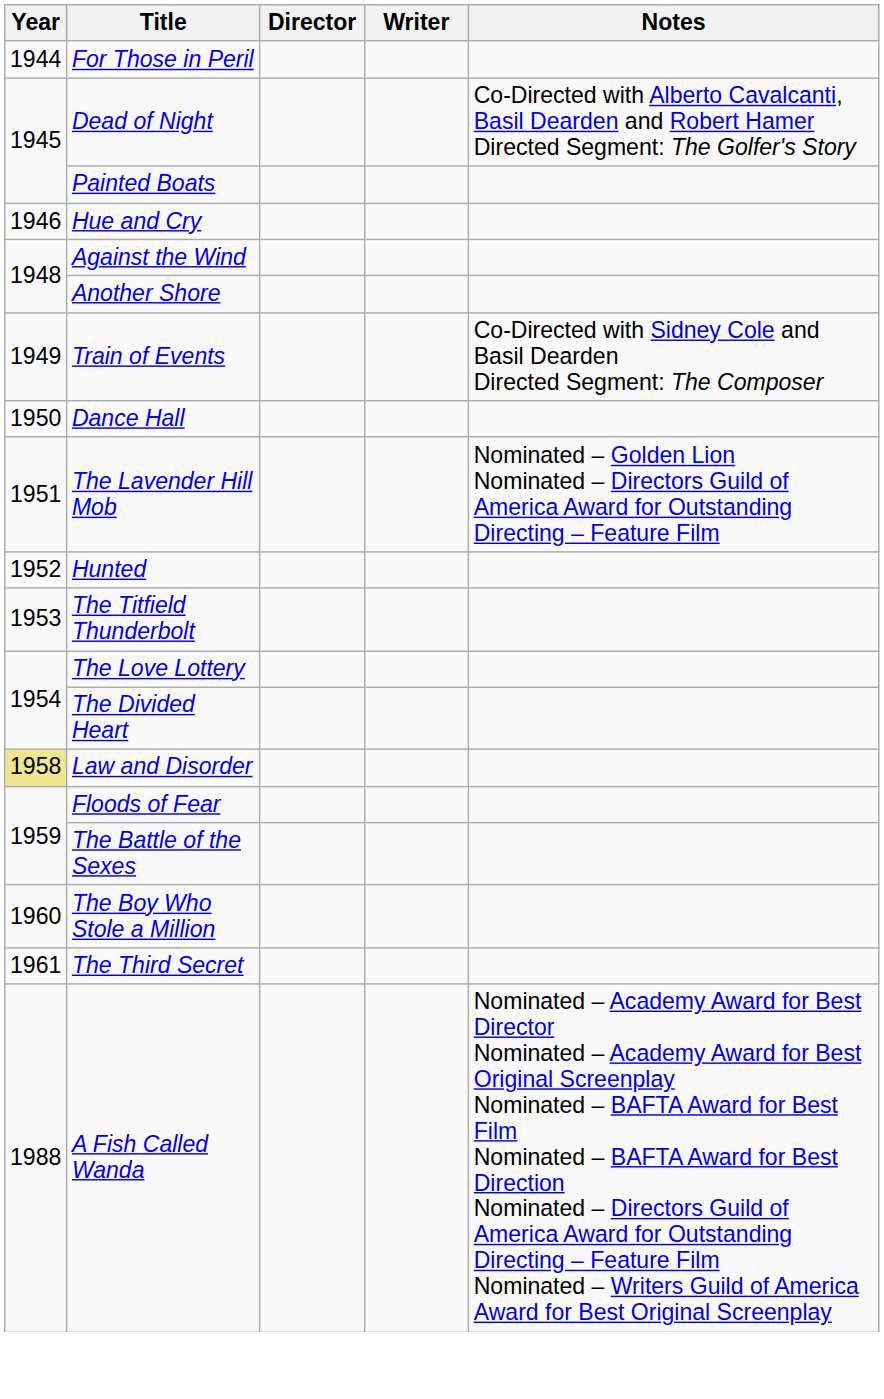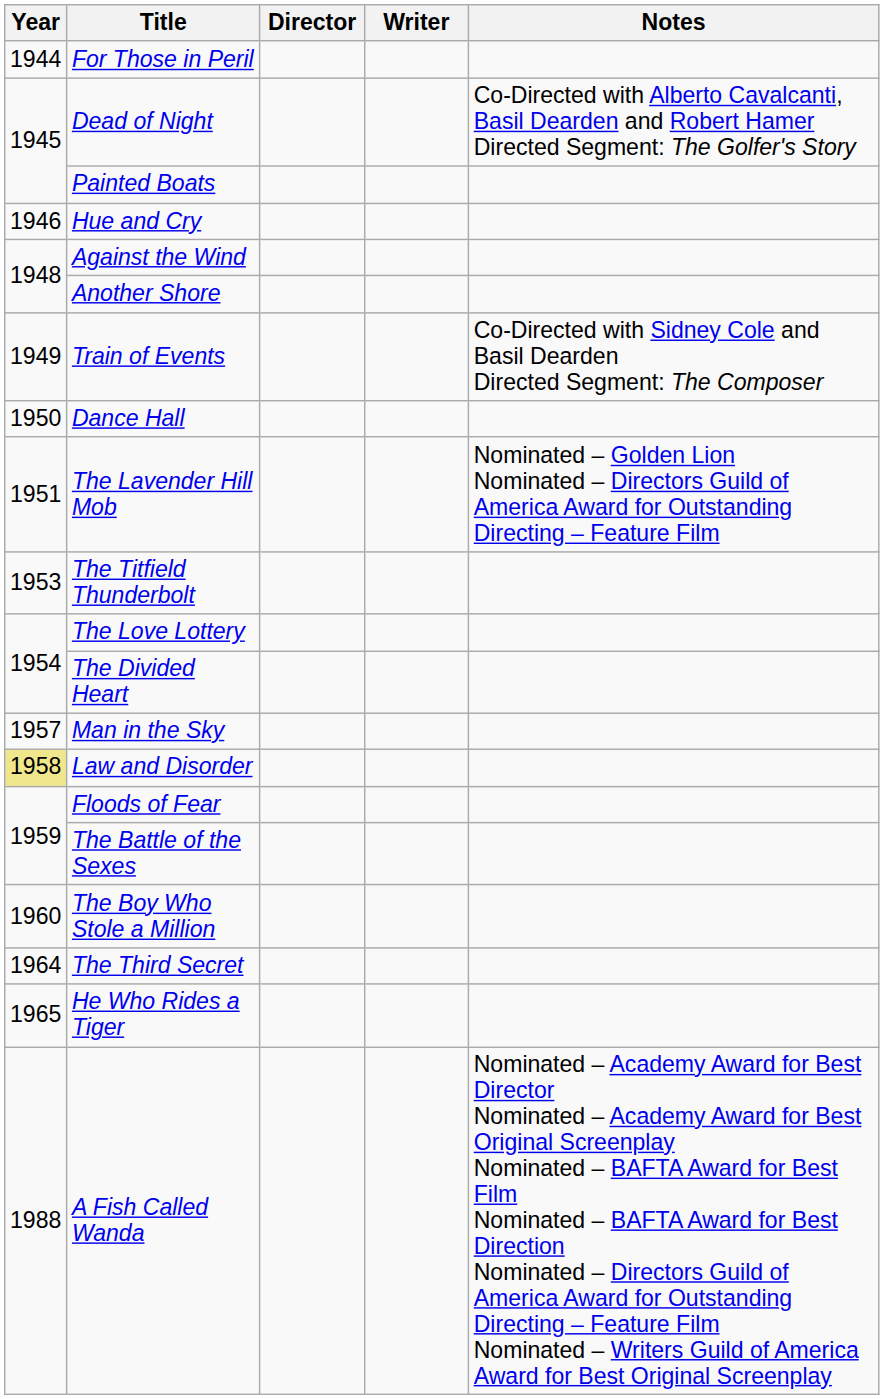- row: (109, 569)
+ row: (148, 731)
(36, 965) 1961 -> (36, 965) 1964
+ row: (156, 1015)
